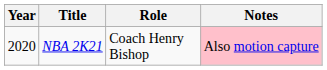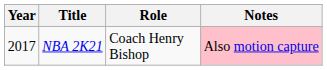(22, 45) 2020 -> (22, 45) 2017
